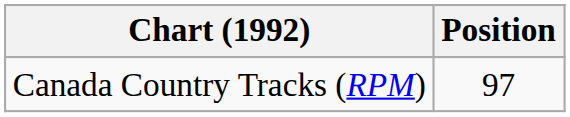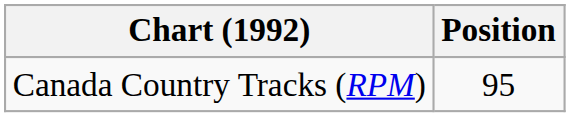(499, 83) 97 -> (499, 83) 95
